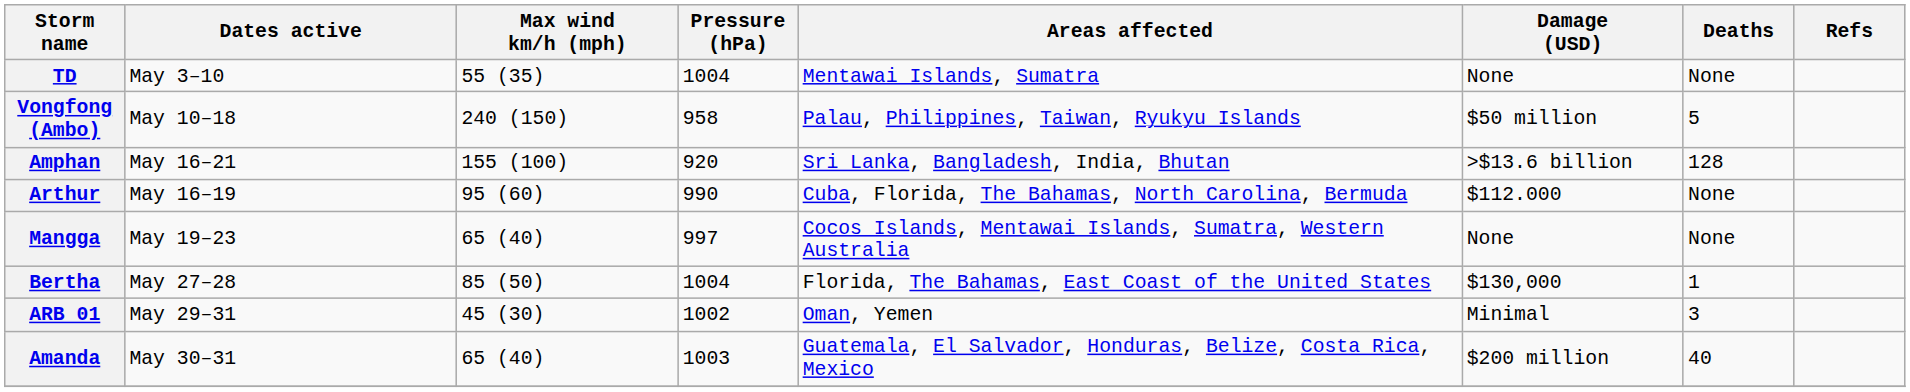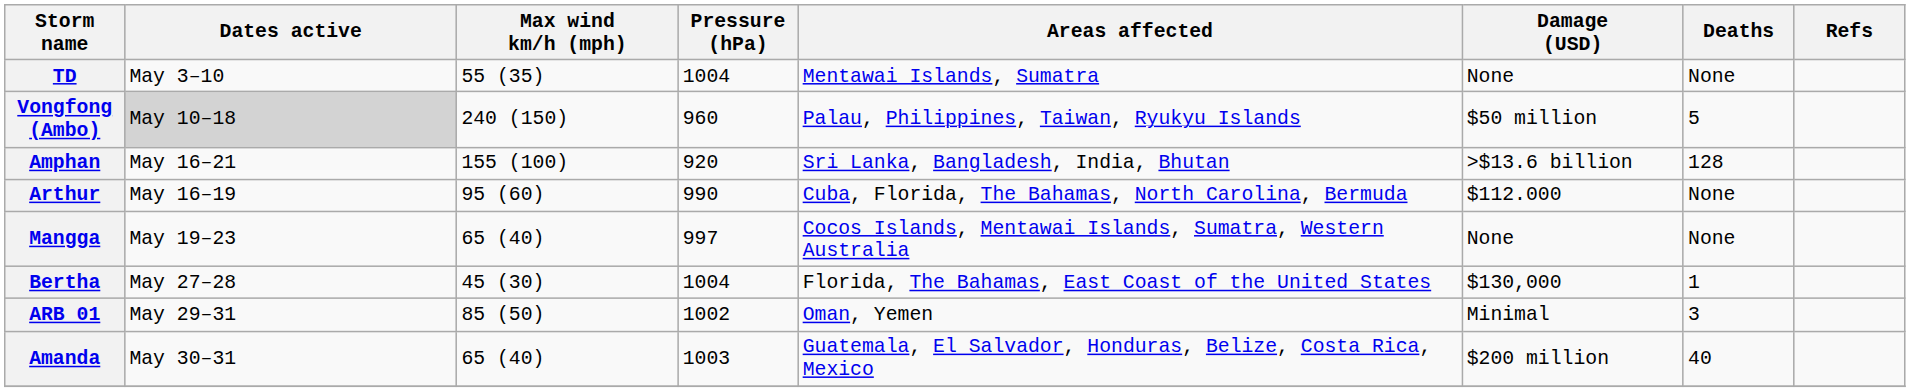(183, 119) no background -> (183, 119) lightgrey background
(701, 119) 958 -> (701, 119) 960
(503, 282) 85 (50) -> (503, 282) 45 (30)
(503, 315) 45 (30) -> (503, 315) 85 (50)
